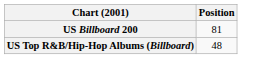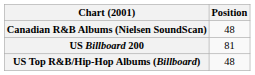+ row: (107, 29)
